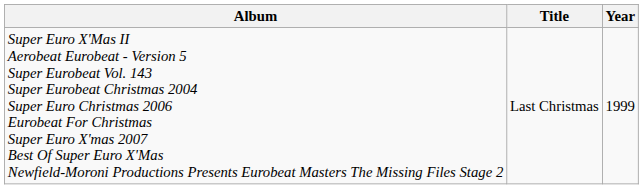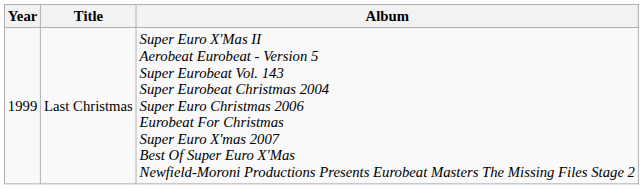columns swapped: (620, 16) <-> (256, 16)
